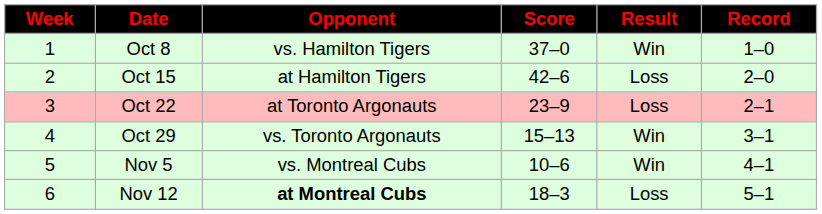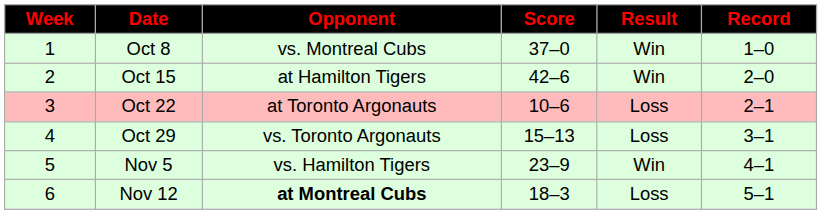(352, 48) vs. Hamilton Tigers -> (352, 48) vs. Montreal Cubs
(649, 77) Loss -> (649, 77) Win
(549, 106) 23–9 -> (549, 106) 10–6
(649, 135) Win -> (649, 135) Loss
(352, 164) vs. Montreal Cubs -> (352, 164) vs. Hamilton Tigers
(549, 164) 10–6 -> (549, 164) 23–9
